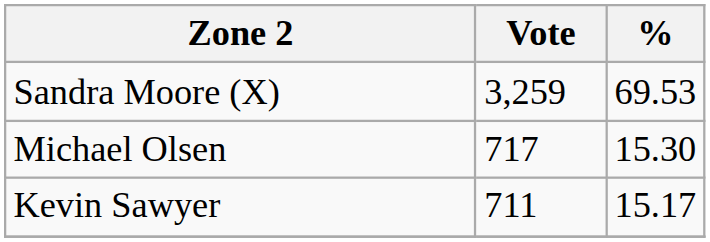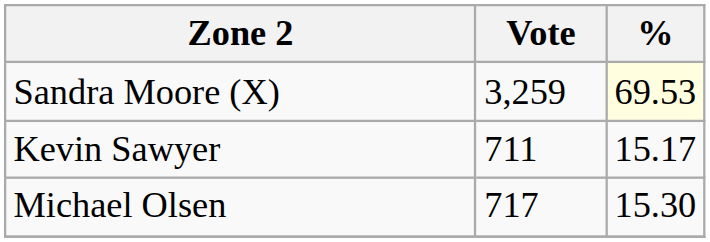(655, 90) no background -> (655, 90) lightyellow background
rows swapped: (120, 148) <-> (117, 206)
